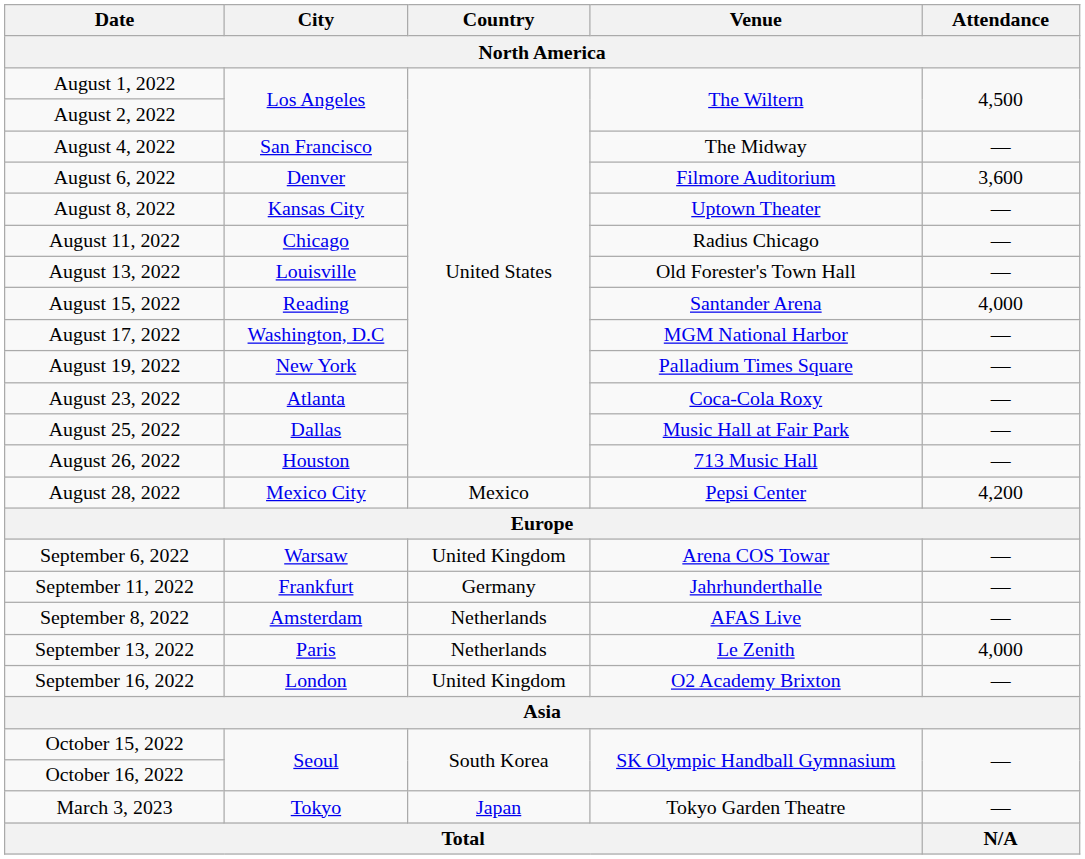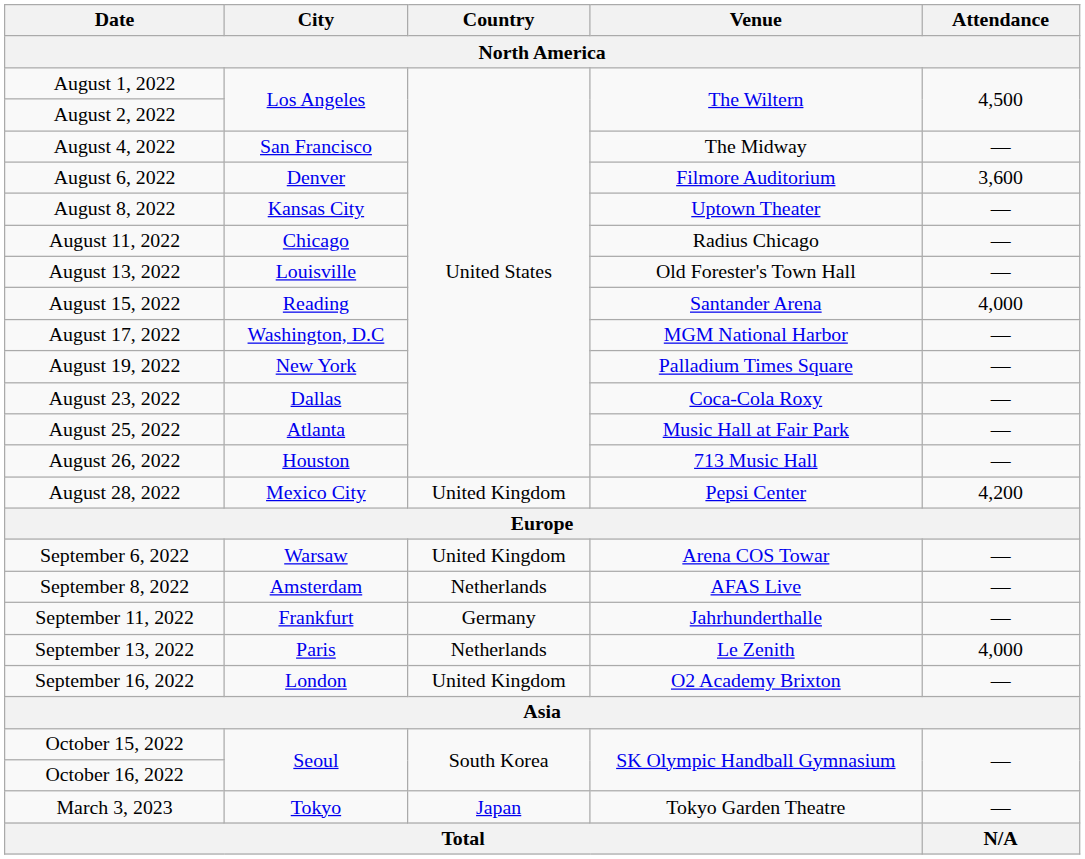(316, 397) Atlanta -> (316, 397) Dallas
(316, 429) Dallas -> (316, 429) Atlanta
(499, 492) Mexico -> (499, 492) United Kingdom
rows swapped: (115, 618) <-> (115, 586)
